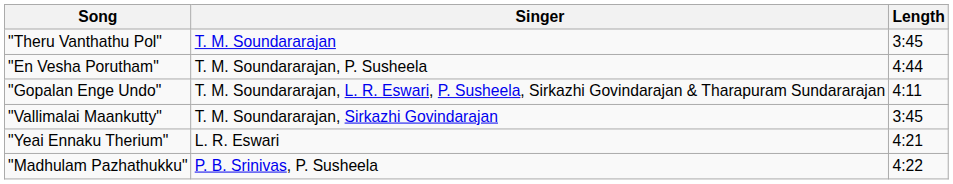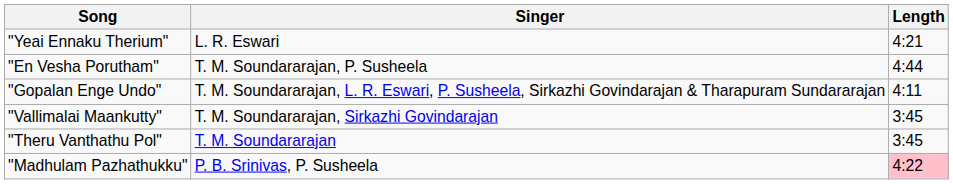rows swapped: (85, 41) <-> (88, 141)
(908, 166) no background -> (908, 166) pink background
